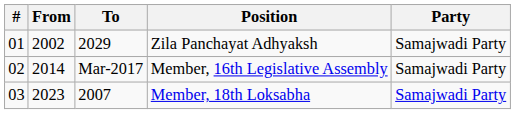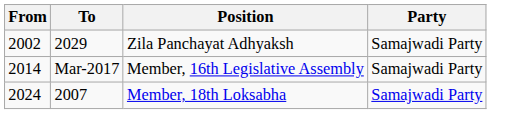- column: (16, 17)
(48, 95) 2023 -> (25, 95) 2024
